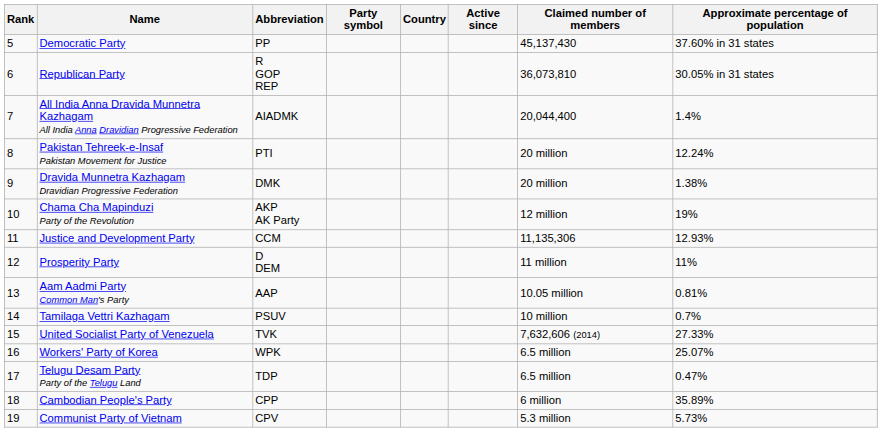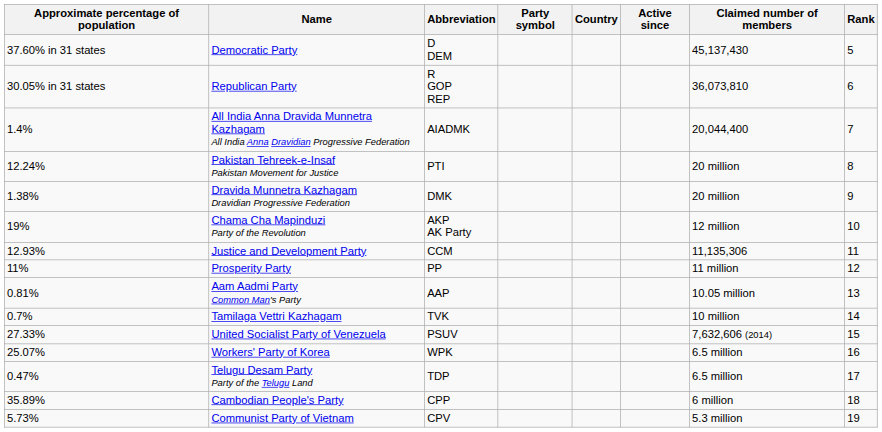columns swapped: (21, 19) <-> (775, 19)
(263, 43) PP -> (440, 50) D DEM
(268, 262) D DEM -> (435, 268) PP
(270, 317) PSUV -> (438, 317) TVK
(266, 334) TVK -> (442, 334) PSUV
